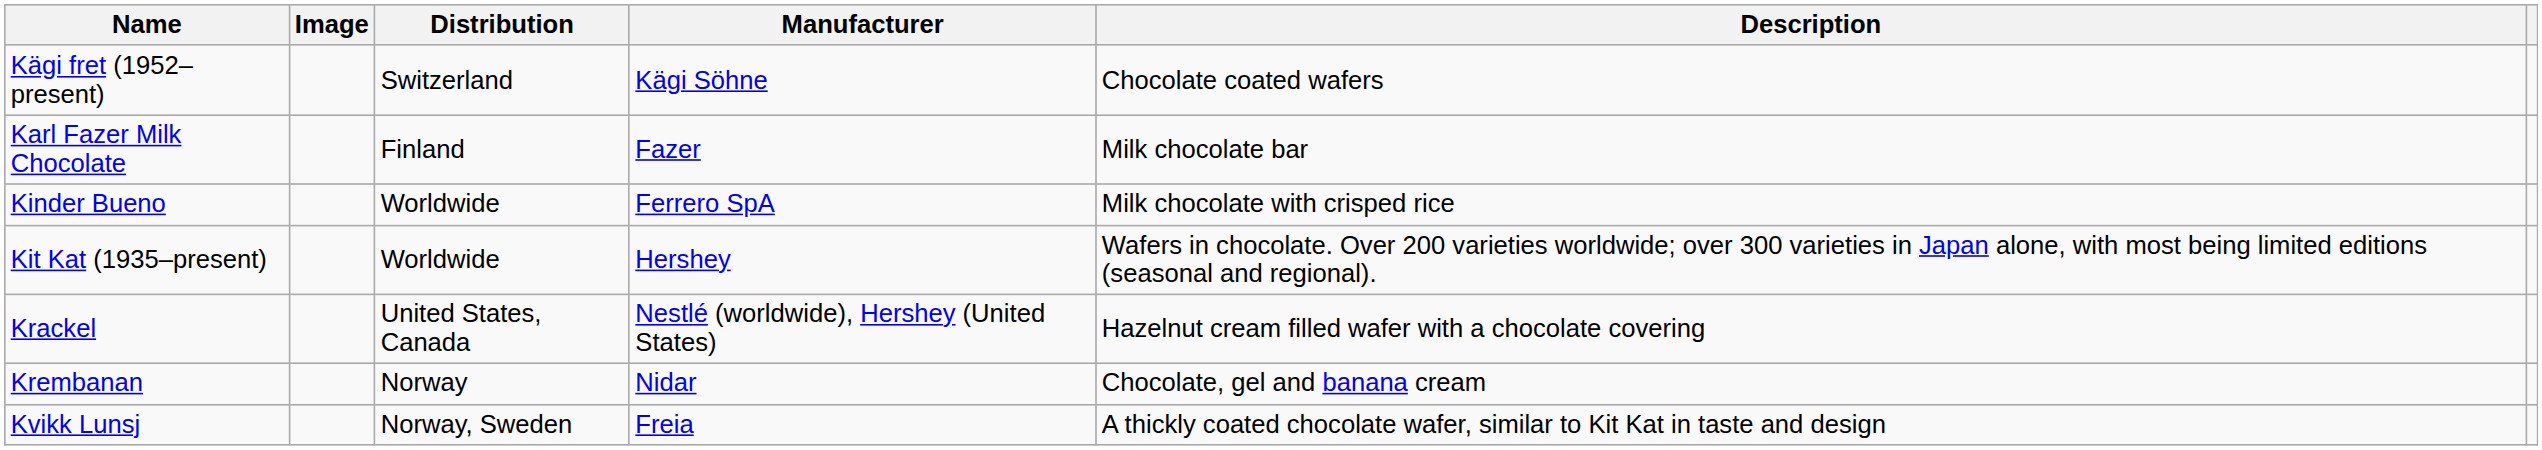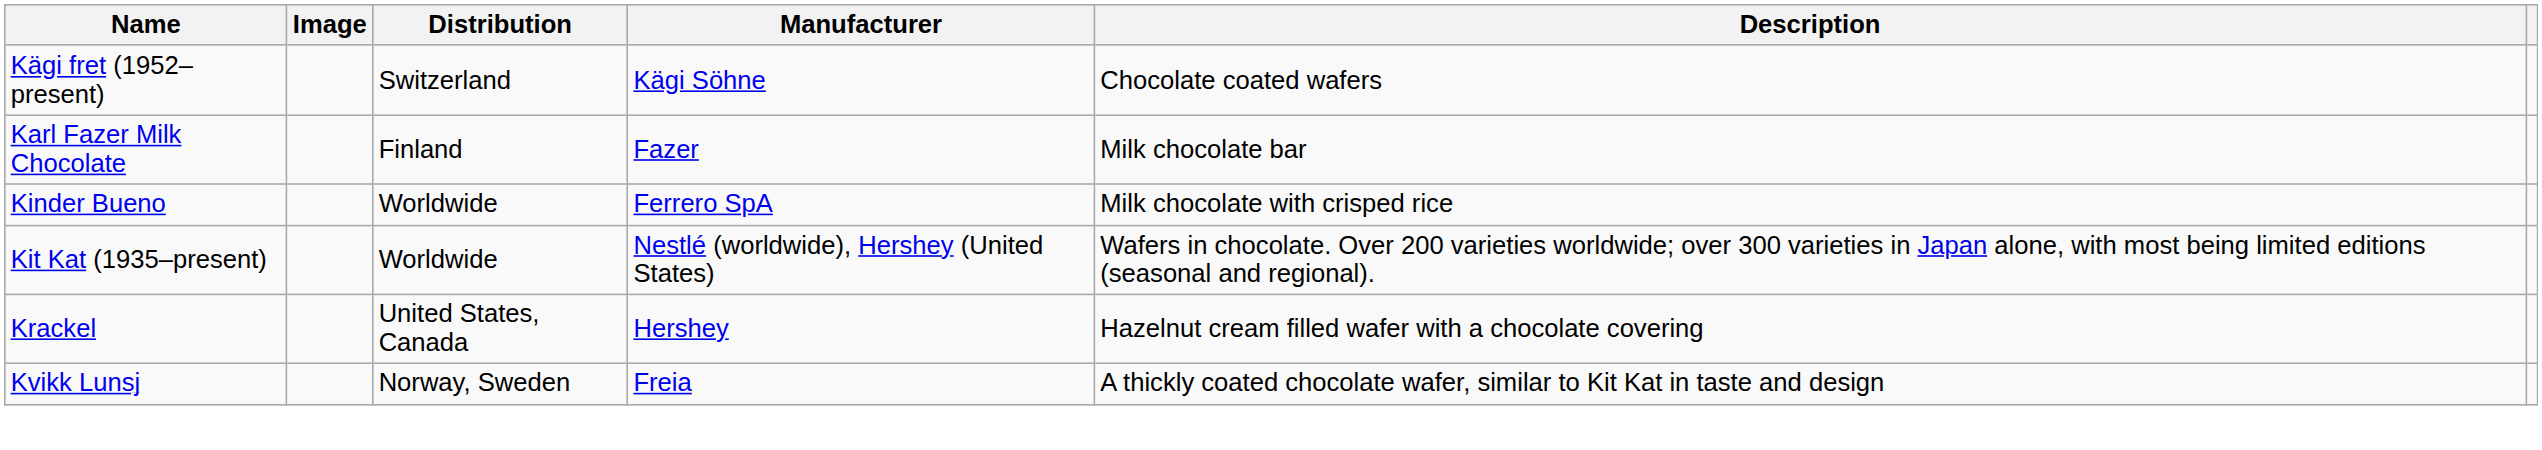(683, 259) Hershey -> (838, 259) Nestlé (worldwide), Hershey (United States)
(840, 328) Nestlé (worldwide), Hershey (United States) -> (681, 328) Hershey
- row: (77, 383)
